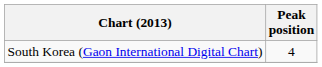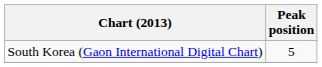(291, 51) 4 -> (291, 51) 5
